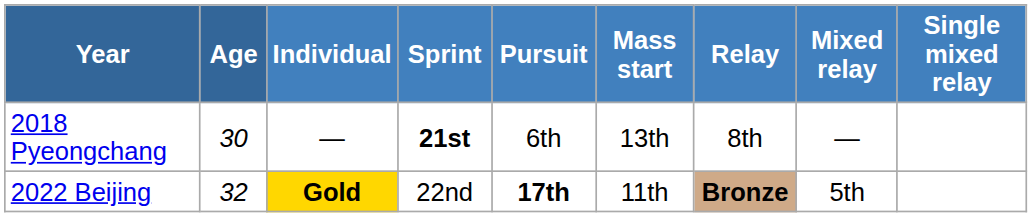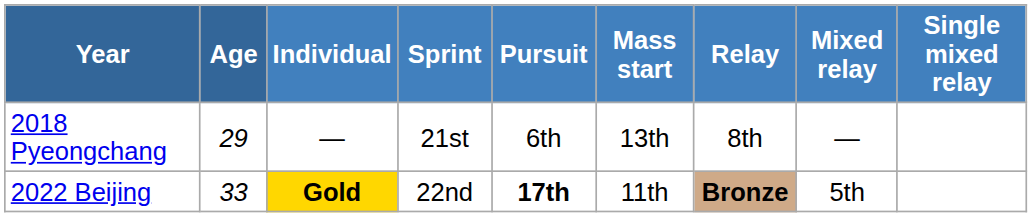(234, 137) 30 -> (234, 137) 29
(445, 137) bold -> (445, 137) normal
(234, 192) 32 -> (234, 192) 33
